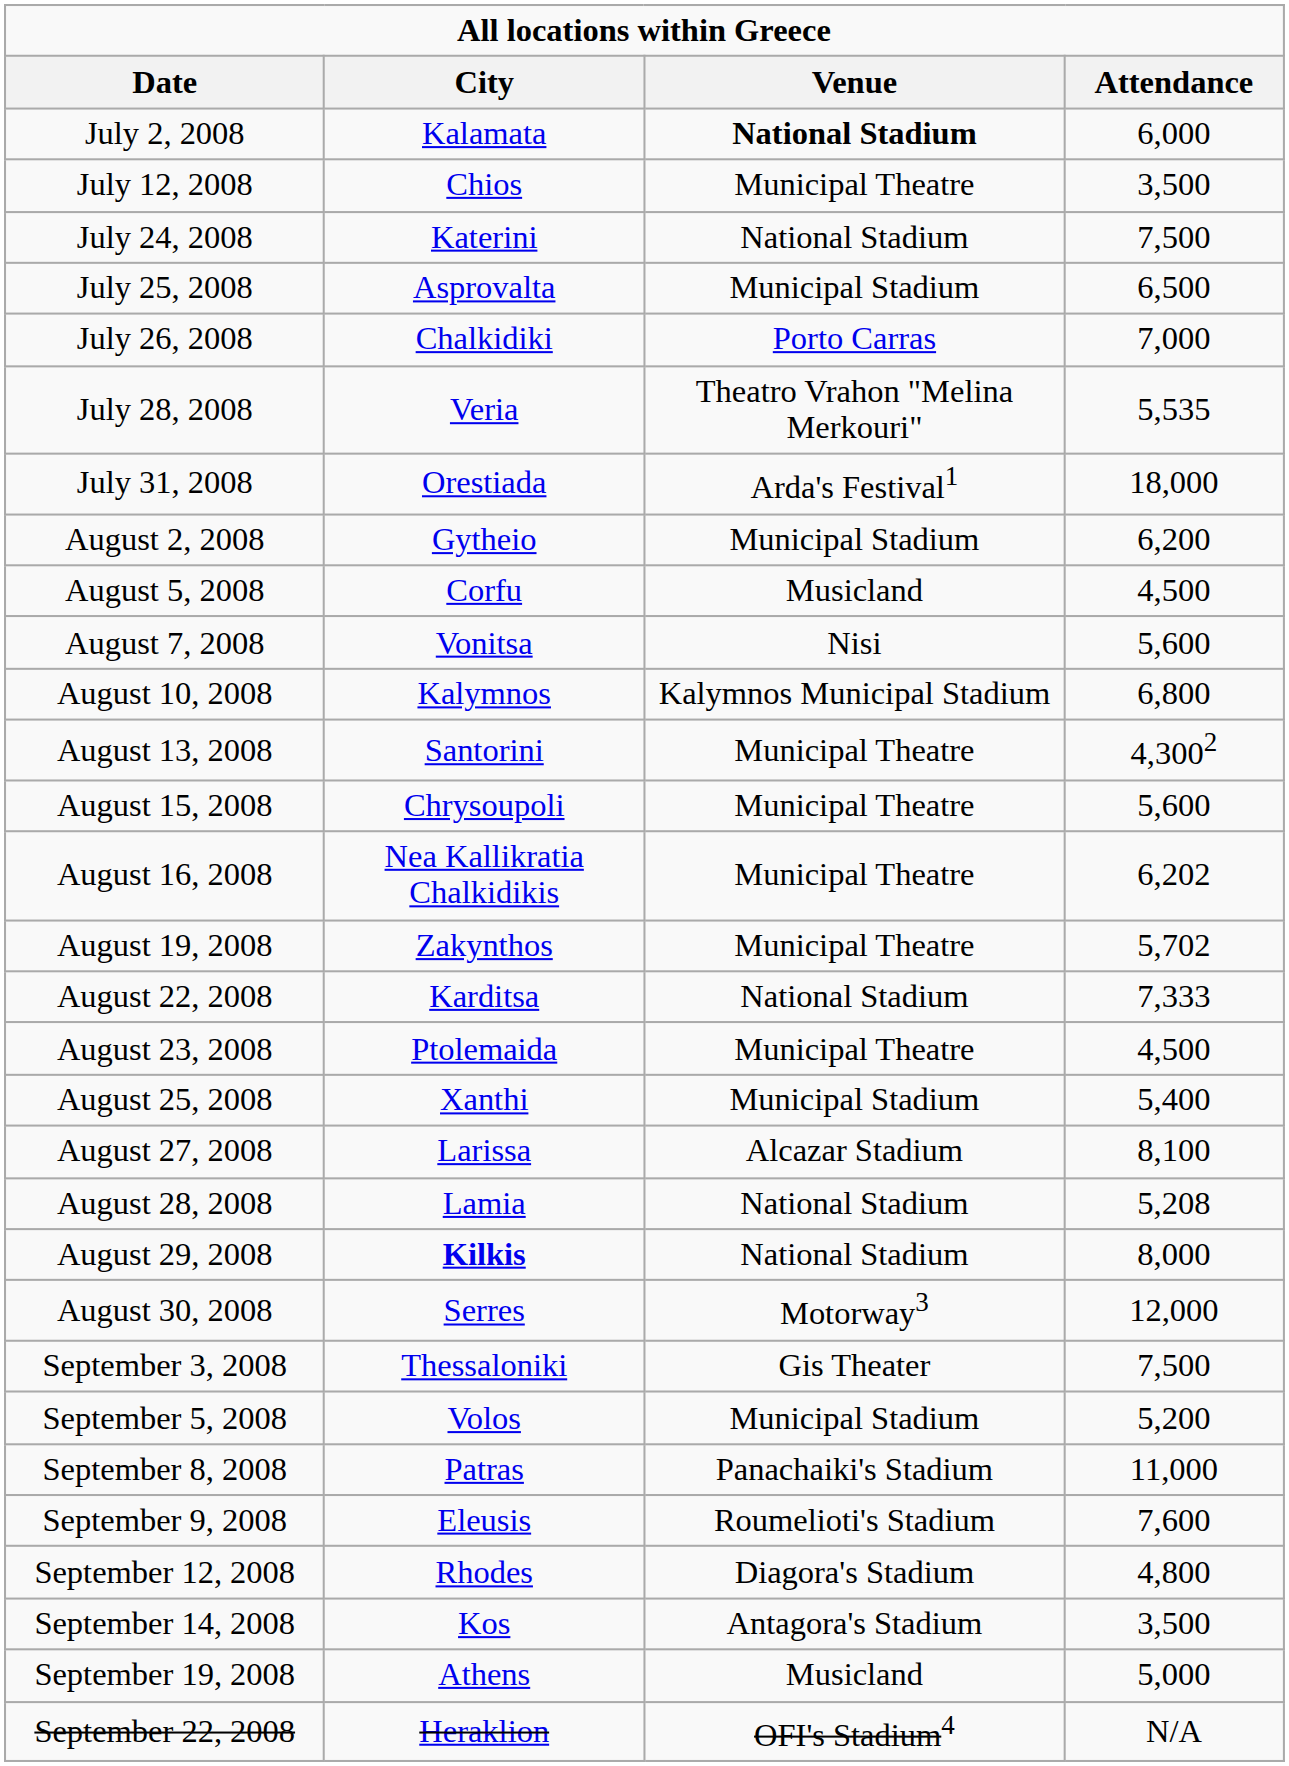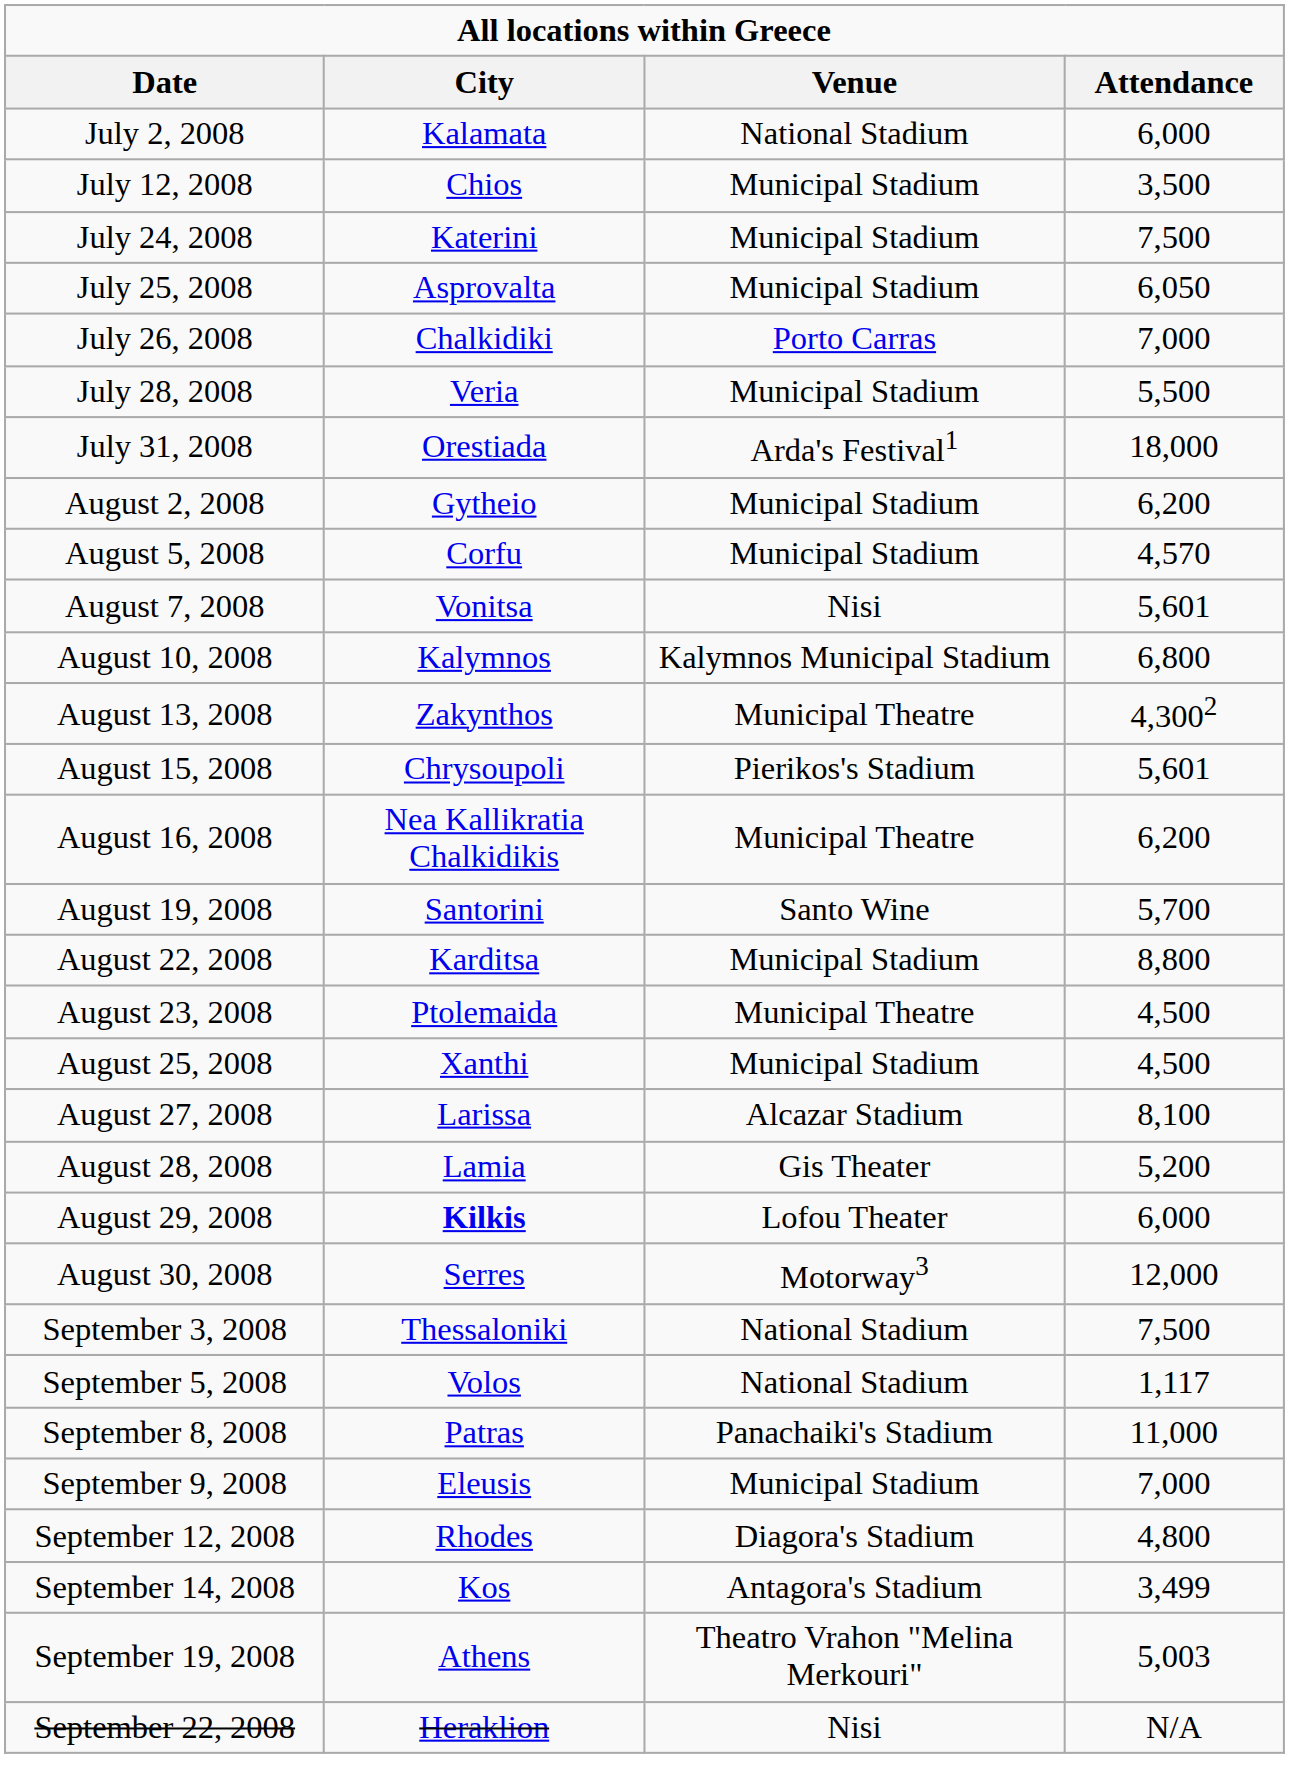(854, 133) bold -> (854, 133) normal
(854, 184) Municipal Theatre -> (854, 184) Municipal Stadium
(854, 236) National Stadium -> (854, 236) Municipal Stadium
(1174, 287) 6,500 -> (1174, 287) 6,050
(854, 409) Theatro Vrahon "Melina Merkouri" -> (854, 390) Municipal Stadium
(1174, 409) 5,535 -> (1174, 390) 5,500
(854, 590) Musicland -> (854, 554) Municipal Stadium
(1174, 590) 4,500 -> (1174, 554) 4,570
(1174, 642) 5,600 -> (1174, 605) 5,601
(484, 749) Santorini -> (484, 713) Zakynthos
(854, 805) Municipal Theatre -> (854, 768) Pierikos's Stadium
(1174, 805) 5,600 -> (1174, 768) 5,601
(1174, 875) 6,202 -> (1174, 838) 6,200
(484, 945) Zakynthos -> (484, 908) Santorini
(854, 945) Municipal Theatre -> (854, 908) Santo Wine
(1174, 945) 5,702 -> (1174, 908) 5,700
(854, 996) National Stadium -> (854, 960) Municipal Stadium
(1174, 996) 7,333 -> (1174, 960) 8,800
(1174, 1099) 5,400 -> (1174, 1063) 4,500
(854, 1202) National Stadium -> (854, 1166) Gis Theater
(1174, 1202) 5,208 -> (1174, 1166) 5,200
(854, 1254) National Stadium -> (854, 1217) Lofou Theater
(1174, 1254) 8,000 -> (1174, 1217) 6,000
(854, 1365) Gis Theater -> (854, 1329) National Stadium
(854, 1417) Municipal Stadium -> (854, 1380) National Stadium
(1174, 1417) 5,200 -> (1174, 1380) 1,117
(854, 1520) Roumelioti's Stadium -> (854, 1483) Municipal Stadium
(1174, 1520) 7,600 -> (1174, 1483) 7,000
(1174, 1623) 3,500 -> (1174, 1586) 3,499
(854, 1675) Musicland -> (854, 1656) Theatro Vrahon "Melina Merkouri"
(1174, 1675) 5,000 -> (1174, 1656) 5,003
(854, 1730) OFI's Stadium4 -> (854, 1726) Nisi
